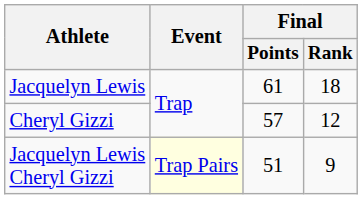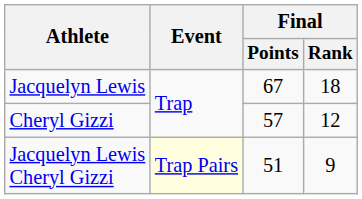(273, 86) 61 -> (273, 86) 67
